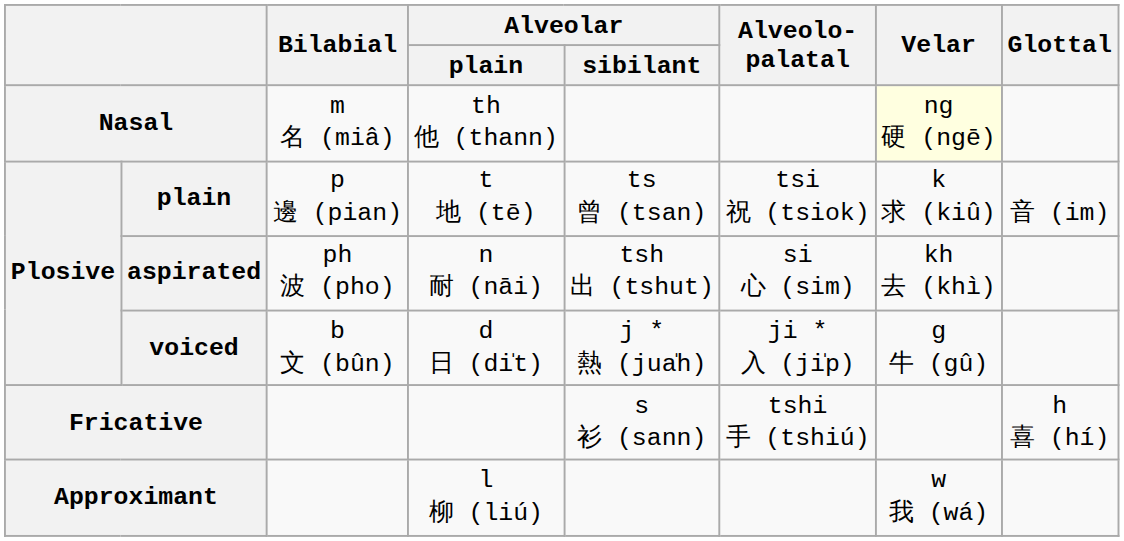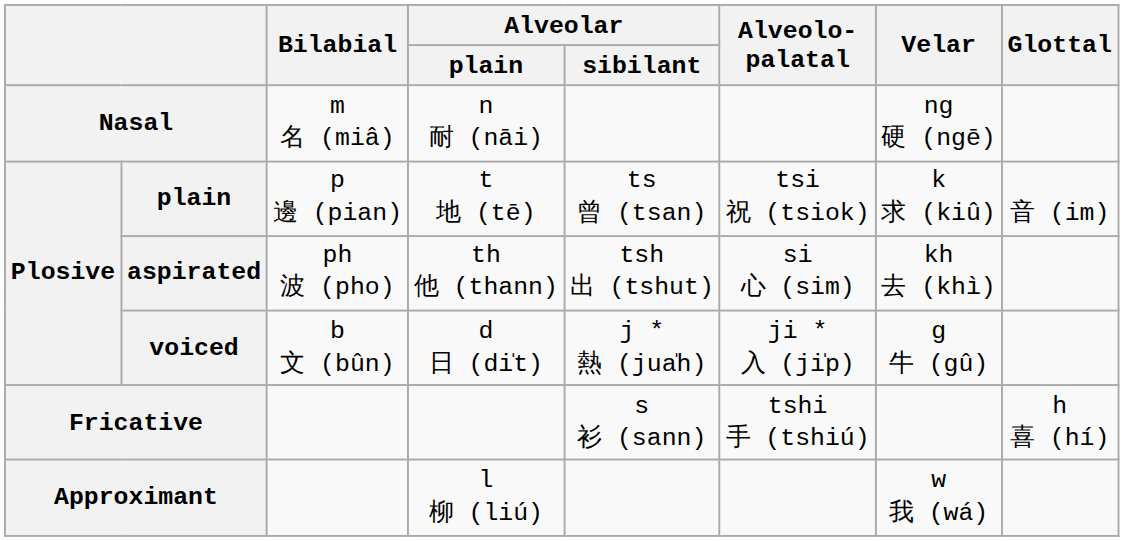(486, 122) th 他 (thann) -> (486, 122) n 耐 (nāi)
(939, 122) lightyellow background -> (939, 122) no background
(486, 272) n 耐 (nāi) -> (486, 272) th 他 (thann)
